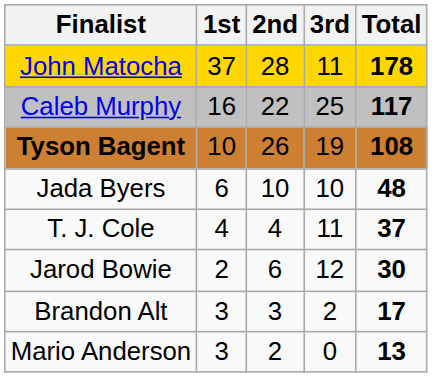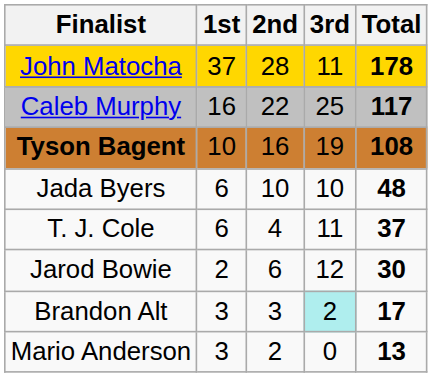(275, 147) 26 -> (275, 147) 16
(222, 229) 4 -> (222, 229) 6
(330, 310) no background -> (330, 310) paleturquoise background
